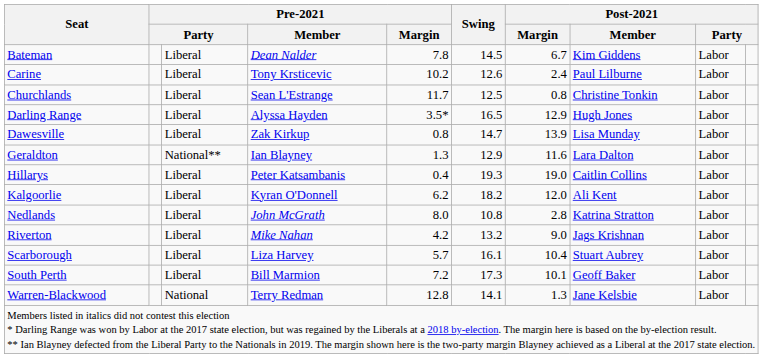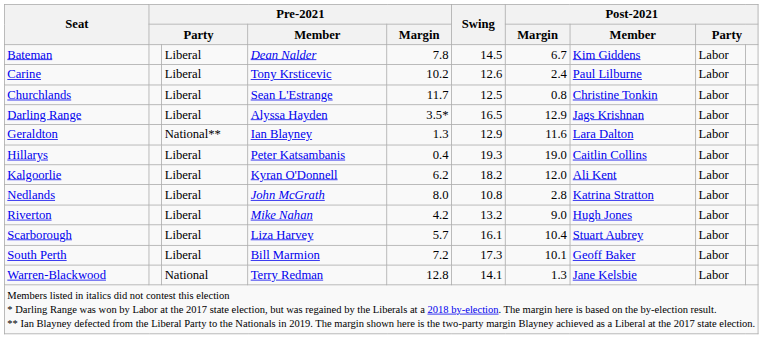(602, 114) Hugh Jones -> (608, 114) Jags Krishnan
- row: (36, 134)
(608, 235) Jags Krishnan -> (602, 214) Hugh Jones
